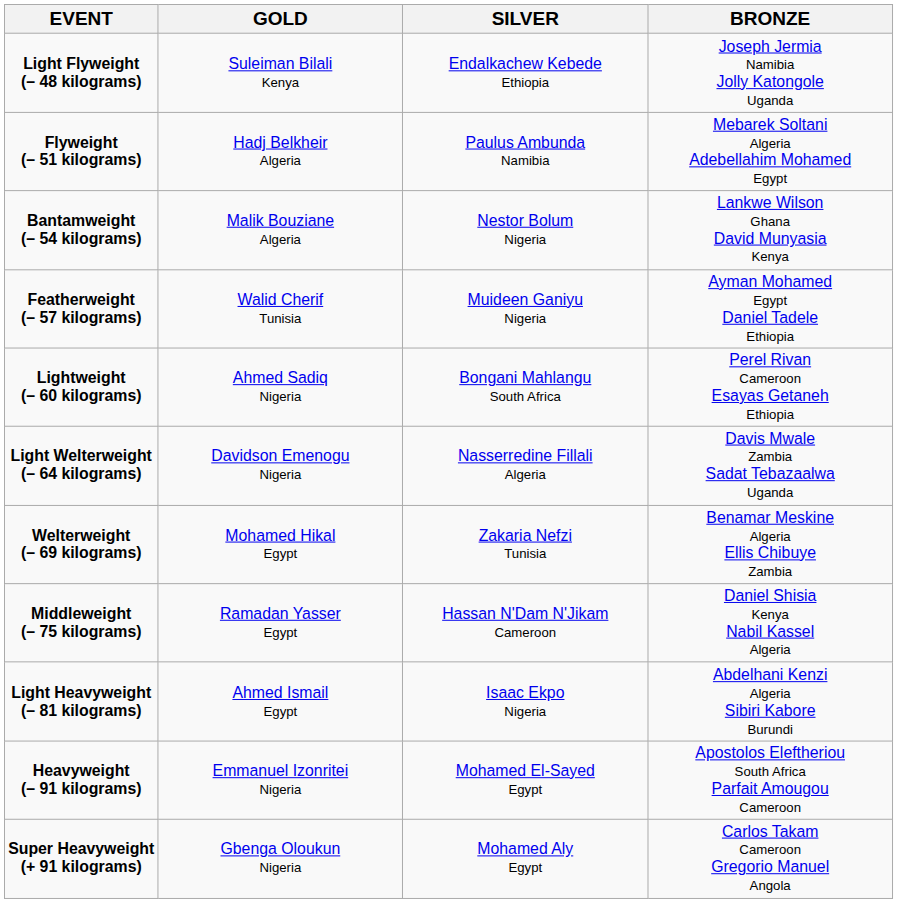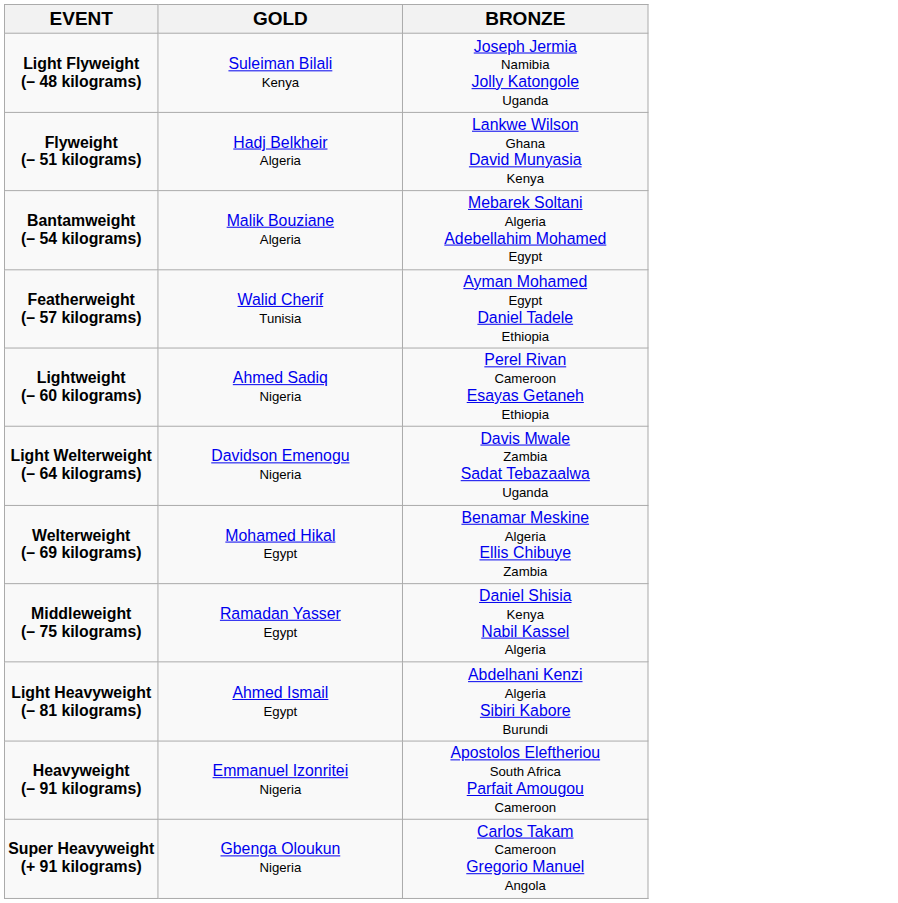- column: (525, 19)
(770, 151) Mebarek Soltani Algeria Adebellahim Mohamed Egypt -> (525, 151) Lankwe Wilson Ghana David Munyasia Kenya
(770, 230) Lankwe Wilson Ghana David Munyasia Kenya -> (525, 230) Mebarek Soltani Algeria Adebellahim Mohamed Egypt
